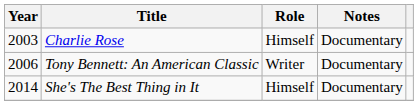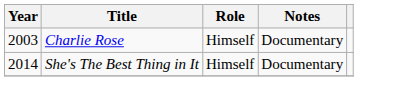- row: (152, 64)
